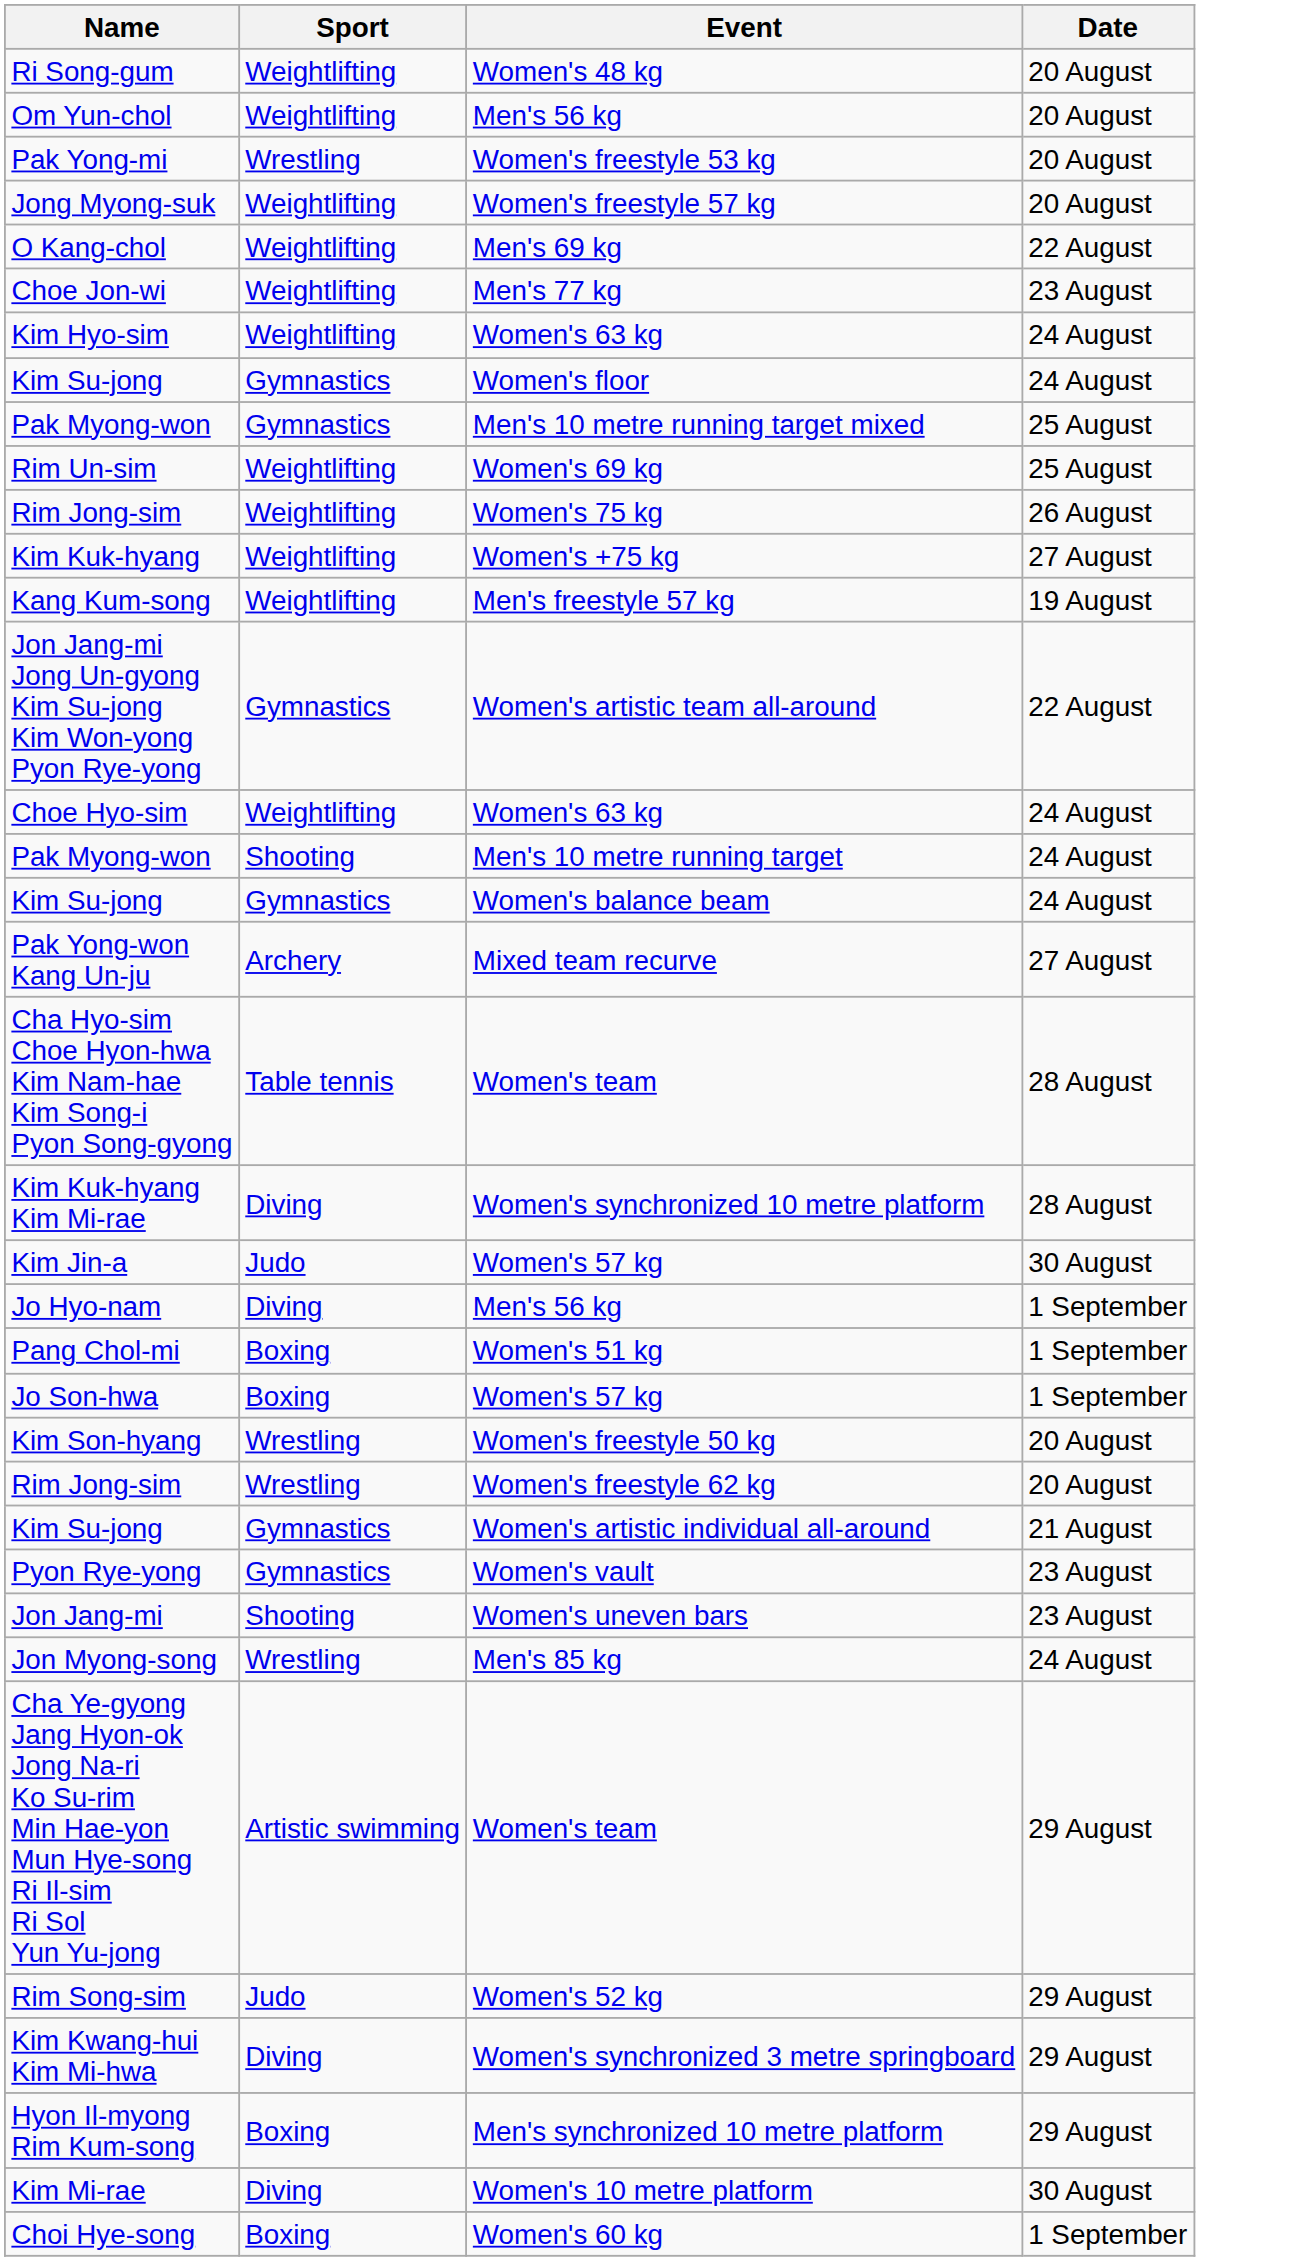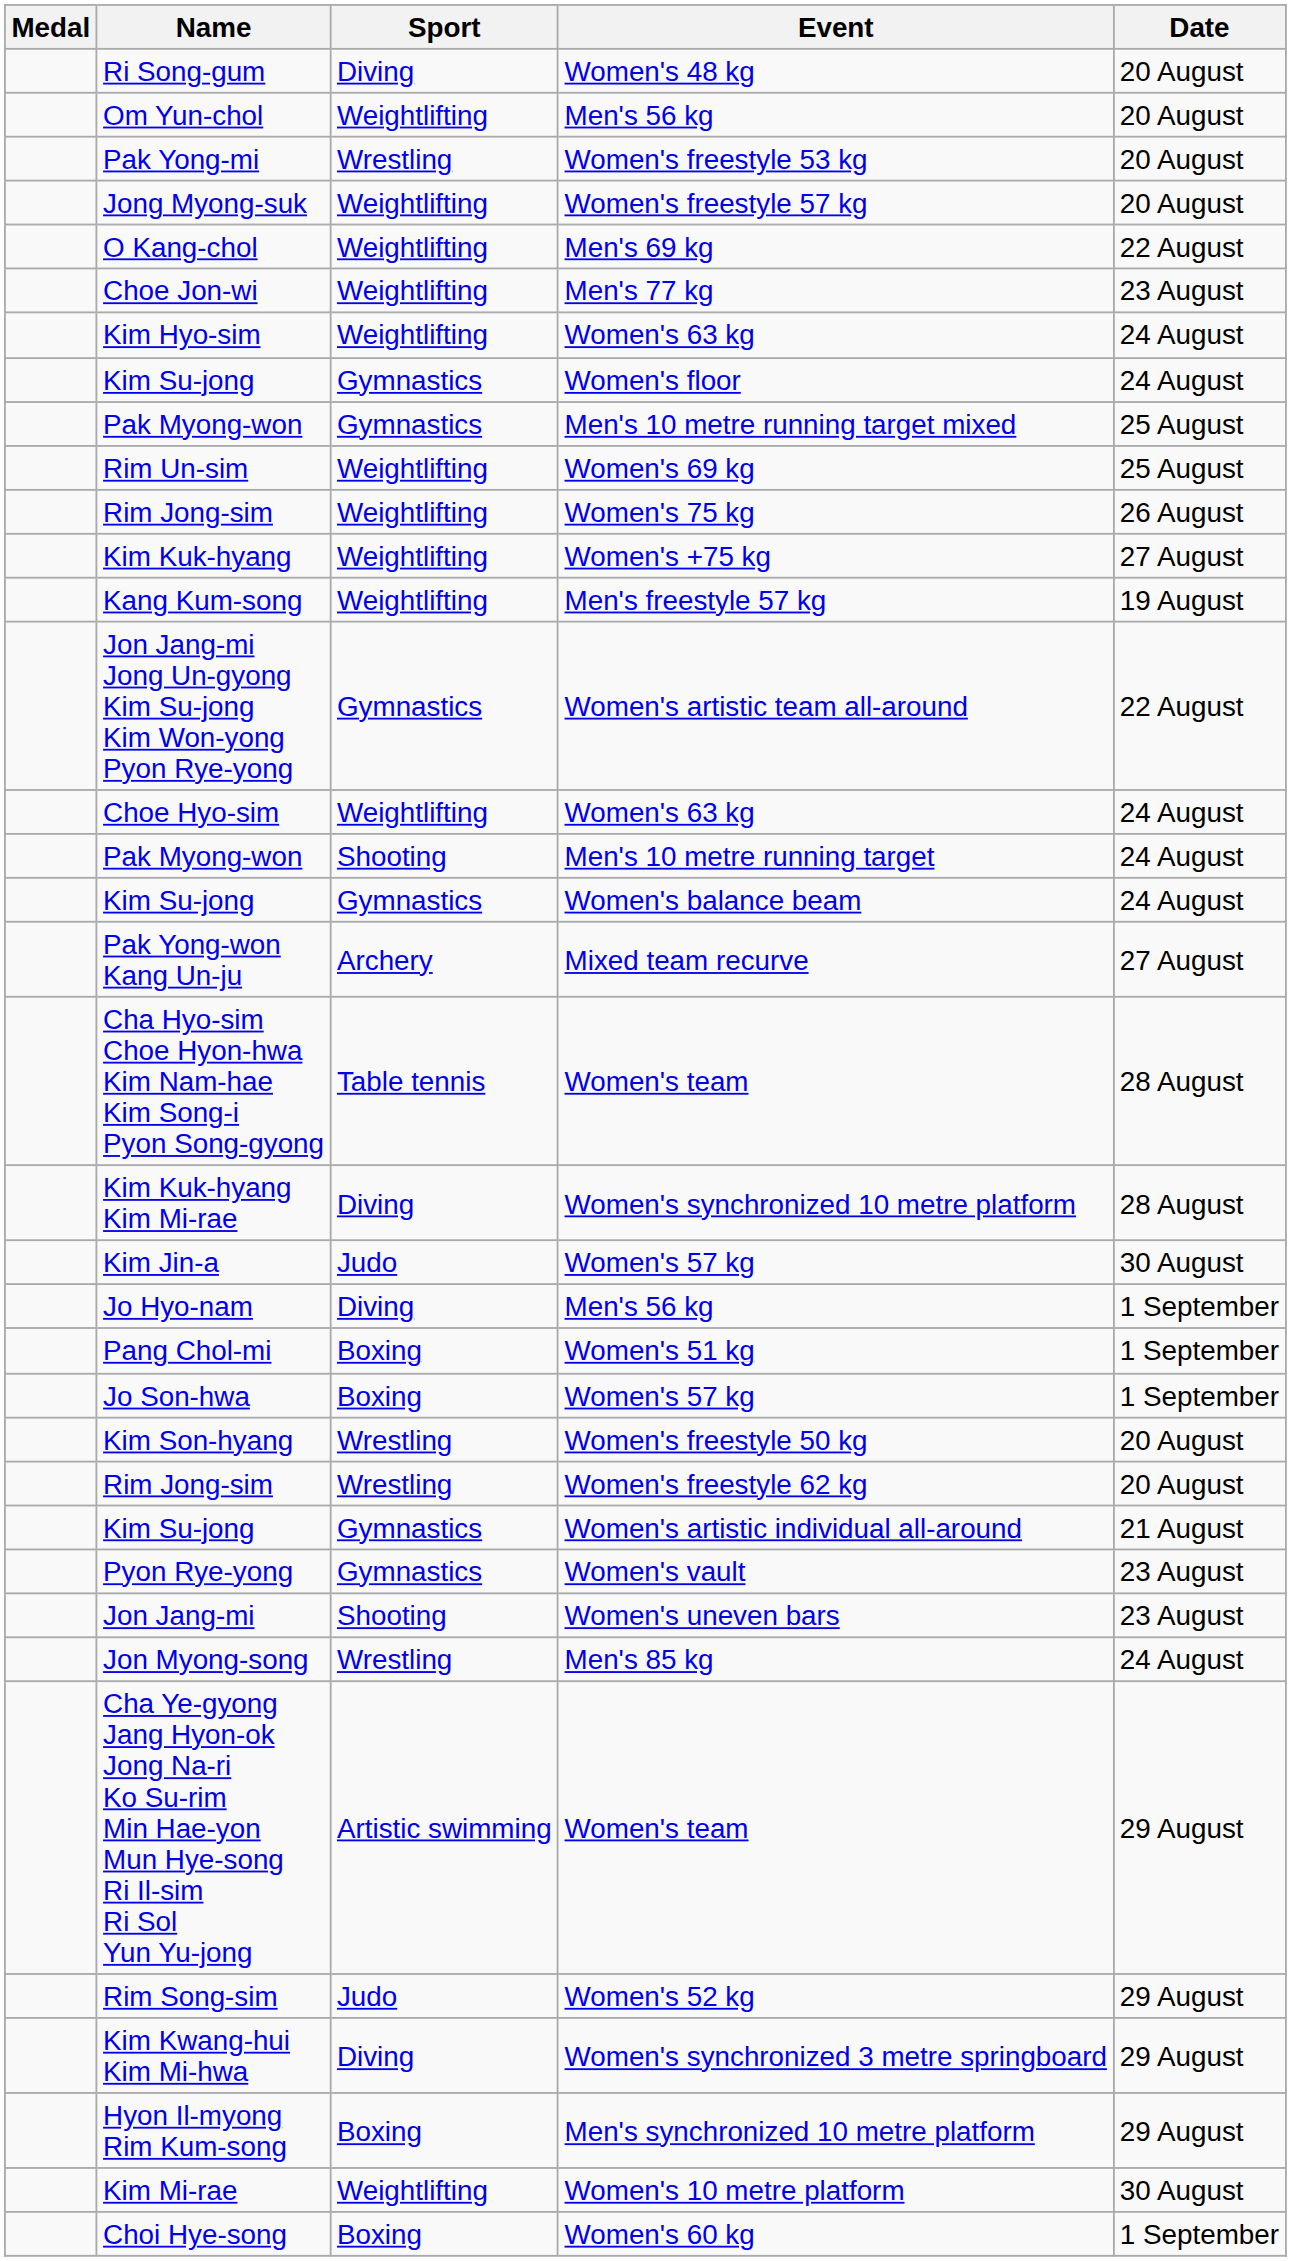+ column: (51, 27)
(321, 71) Weightlifting -> (376, 71) Diving
(284, 2191) Diving -> (412, 2191) Weightlifting
